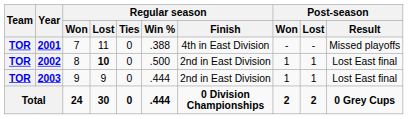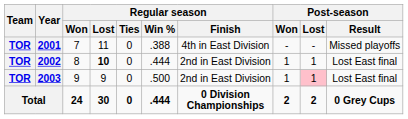(160, 62) .500 -> (160, 62) .444
(160, 78) .444 -> (160, 78) .500
(314, 78) no background -> (314, 78) pink background
